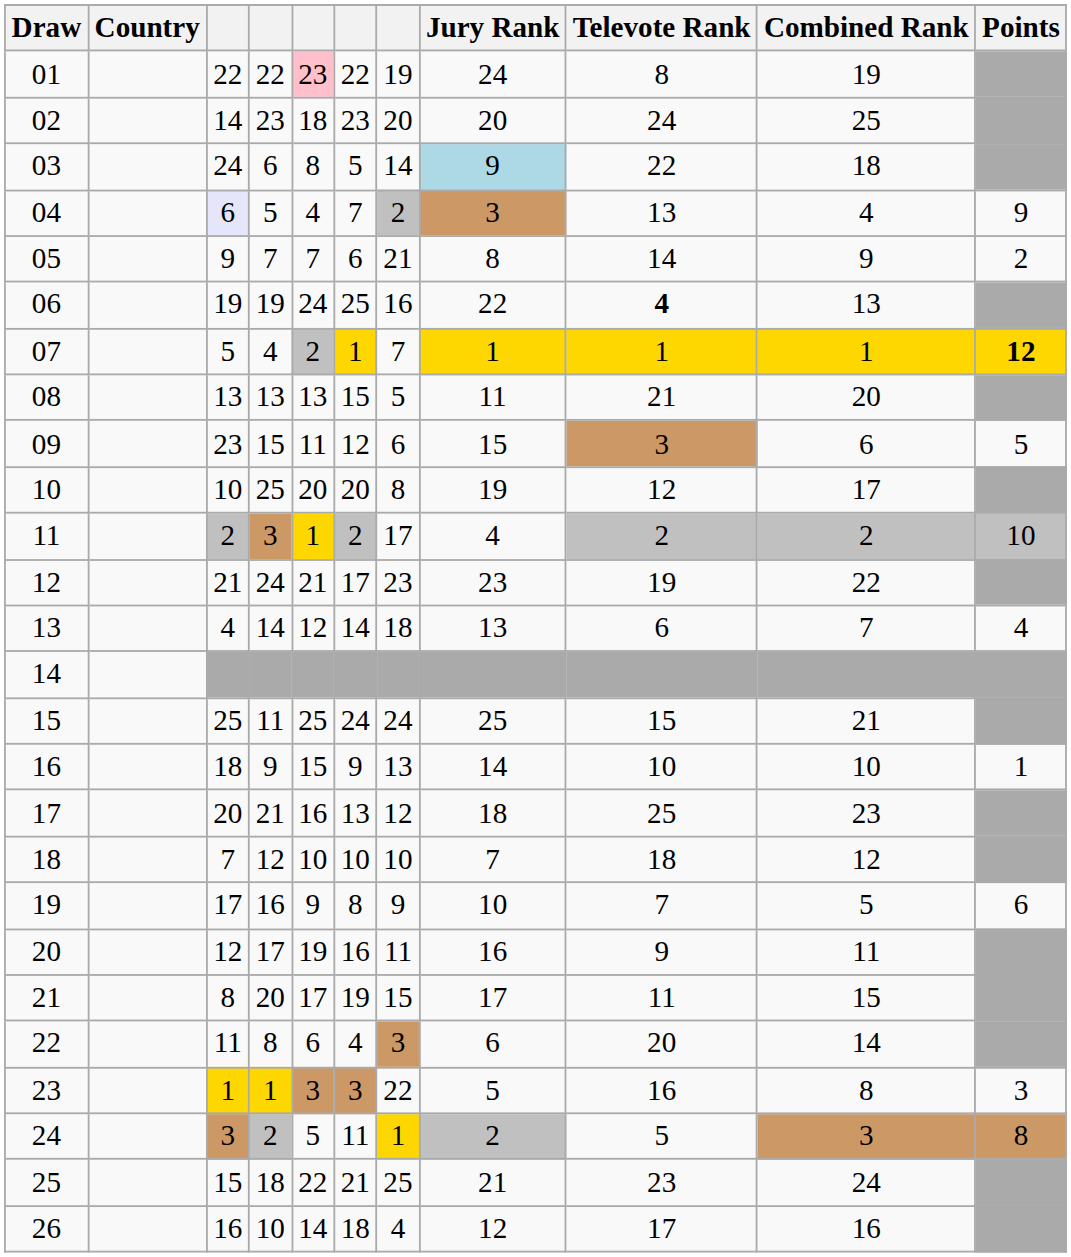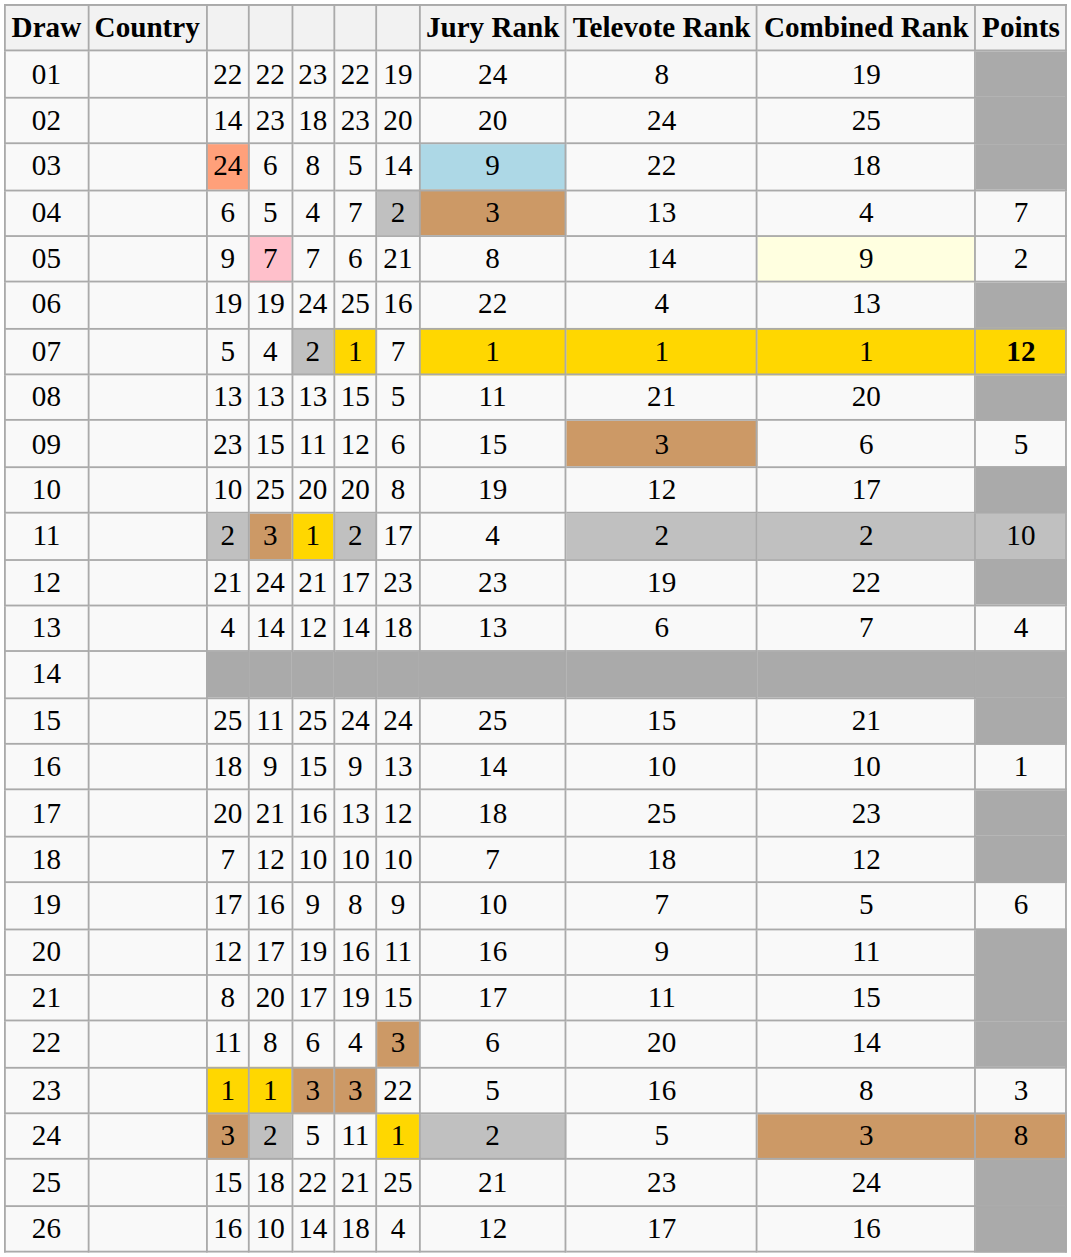(313, 73) pink background -> (313, 73) no background
(228, 166) no background -> (228, 166) lightsalmon background
(228, 212) lavender background -> (228, 212) no background
(1021, 212) 9 -> (1021, 212) 7
(270, 258) no background -> (270, 258) pink background
(866, 258) no background -> (866, 258) lightyellow background
(662, 304) bold -> (662, 304) normal
